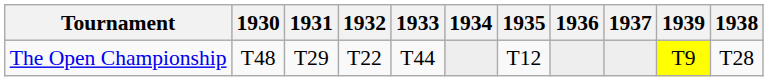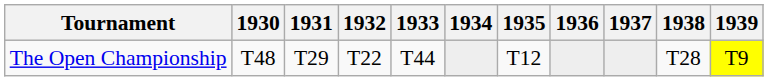columns swapped: (737, 22) <-> (683, 22)
